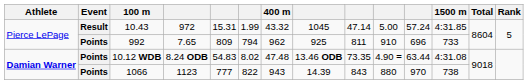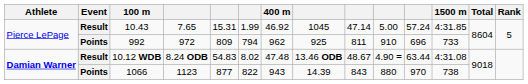(187, 27) 972 -> (187, 27) 7.65
(277, 27) 43.32 -> (277, 27) 46.92
(187, 42) 7.65 -> (187, 42) 972
(94, 57) Points -> (94, 57) Result
(359, 57) 73.35 -> (359, 57) 48.67
(224, 72) 777 -> (224, 72) 877
